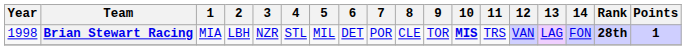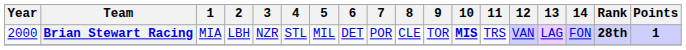(22, 35) 1998 -> (22, 35) 2000
